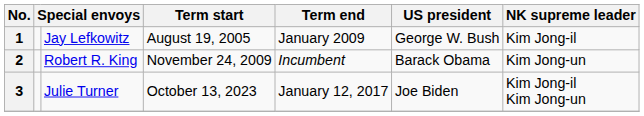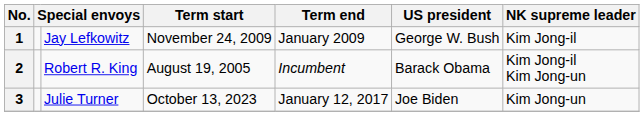(199, 38) August 19, 2005 -> (209, 38) November 24, 2009
(209, 60) November 24, 2009 -> (199, 68) August 19, 2005
(546, 60) Kim Jong-un -> (546, 68) Kim Jong-il Kim Jong-un
(546, 91) Kim Jong-il Kim Jong-un -> (546, 99) Kim Jong-un
